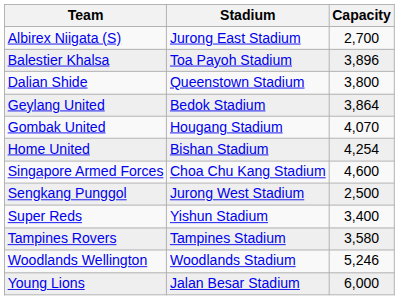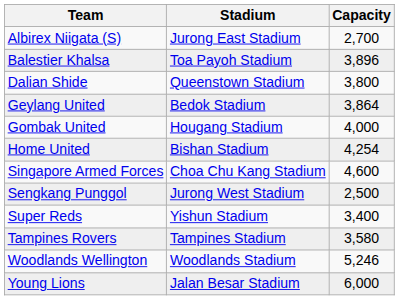(362, 127) 4,070 -> (362, 127) 4,000
